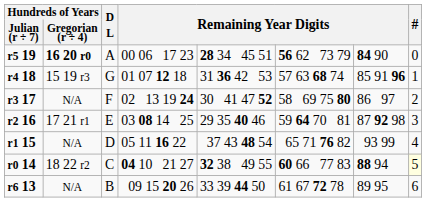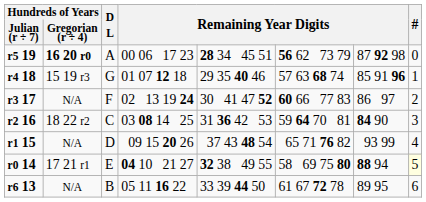(373, 55) 84 90 -> (381, 55) 87 92 98
(236, 77) 31 36 42 53 -> (233, 77) 29 35 40 46
(315, 99) 58 69 75 80 -> (315, 99) 60 66 77 83
(68, 121) 17 21 r1 -> (68, 121) 18 22 r2
(109, 121) E -> (110, 121) C
(233, 121) 29 35 40 46 -> (236, 121) 31 36 42 53
(381, 121) 87 92 98 -> (373, 121) 84 90
(154, 142) 05 11 16 22 -> (157, 142) 09 15 20 26
(68, 164) 18 22 r2 -> (68, 164) 17 21 r1
(110, 164) C -> (109, 164) E
(315, 164) 60 66 77 83 -> (315, 164) 58 69 75 80
(157, 186) 09 15 20 26 -> (154, 186) 05 11 16 22
